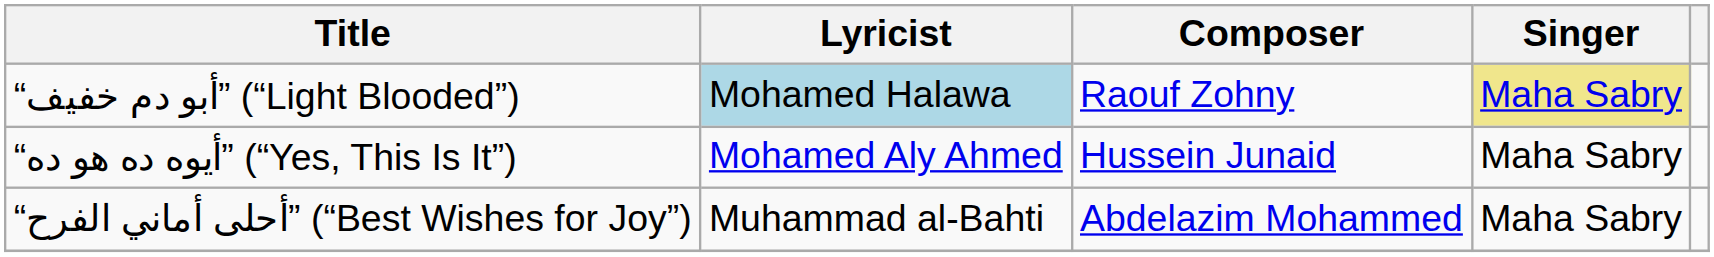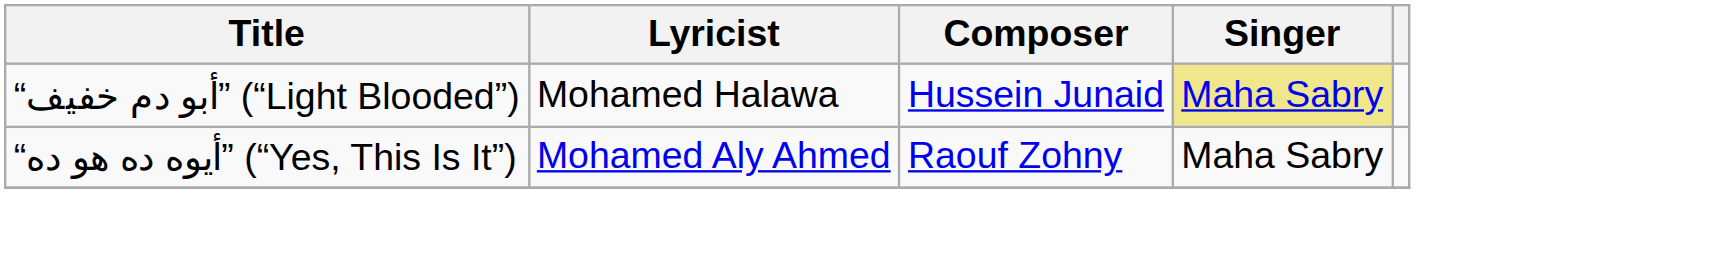(860, 94) lightblue background -> (688, 94) no background
(1187, 94) Raouf Zohny -> (1036, 94) Hussein Junaid
(1208, 156) Hussein Junaid -> (1015, 156) Raouf Zohny
- row: (353, 219)
